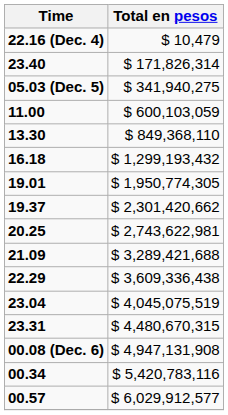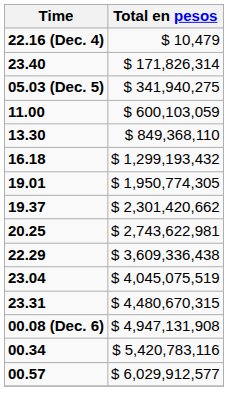- row: (27, 254)
